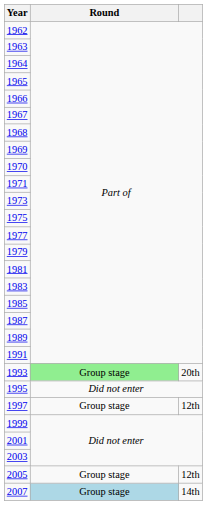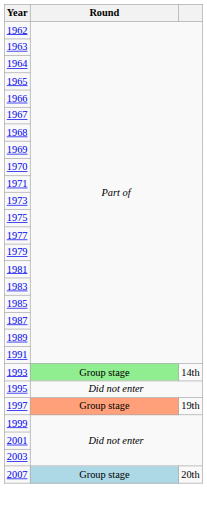(190, 372) 20th -> (190, 372) 14th
(104, 406) no background -> (104, 406) lightsalmon background
(190, 406) 12th -> (190, 406) 19th
- row: (17, 475)
(190, 492) 14th -> (190, 475) 20th
